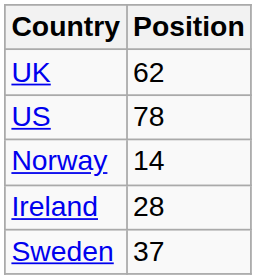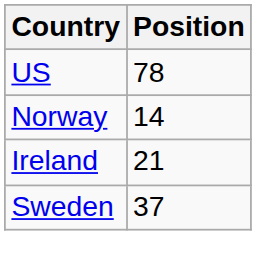- row: (31, 71)
(149, 206) 28 -> (149, 161) 21
